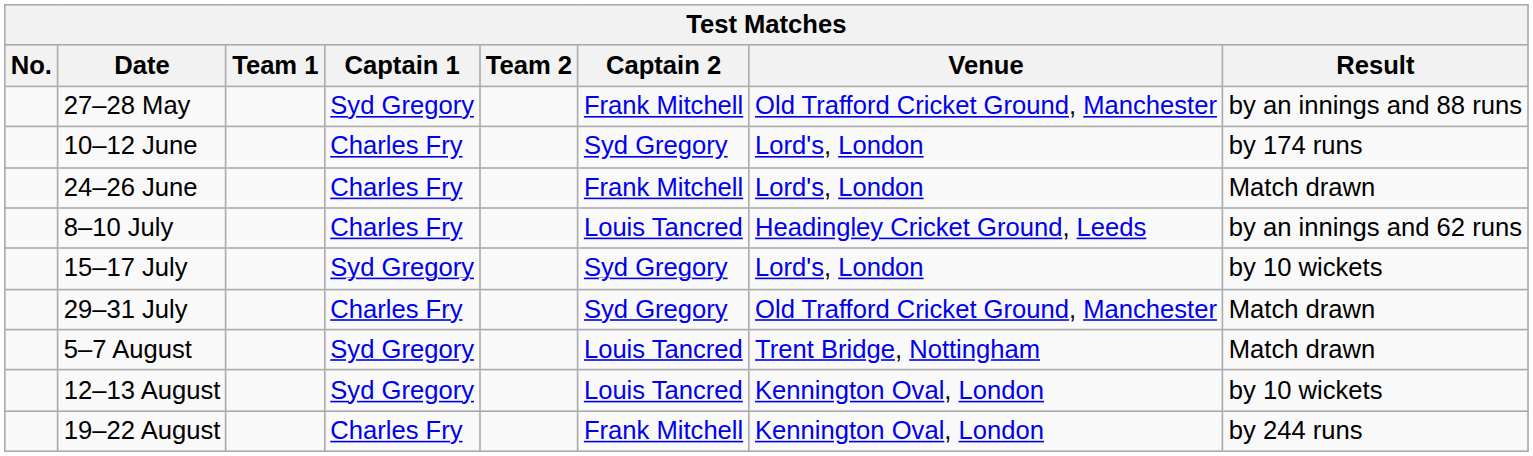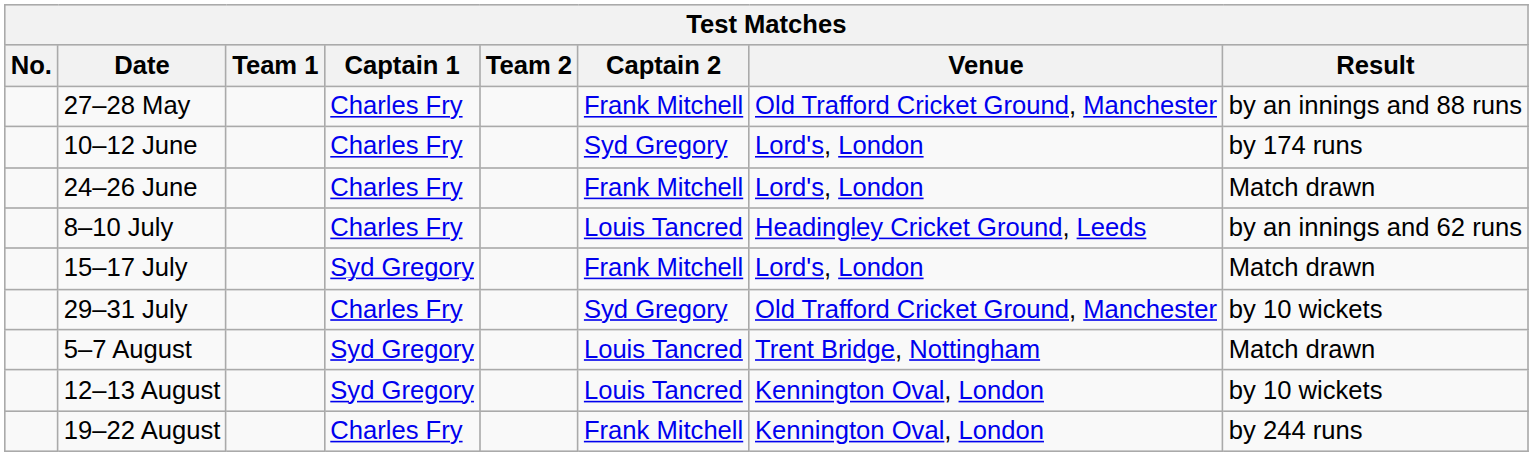(402, 106) Syd Gregory -> (396, 106) Charles Fry
(656, 268) Syd Gregory -> (664, 268) Frank Mitchell
(1306, 268) by 10 wickets -> (1302, 268) Match drawn
(1302, 308) Match drawn -> (1306, 308) by 10 wickets
